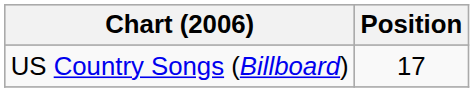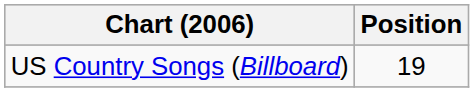(411, 65) 17 -> (411, 65) 19
